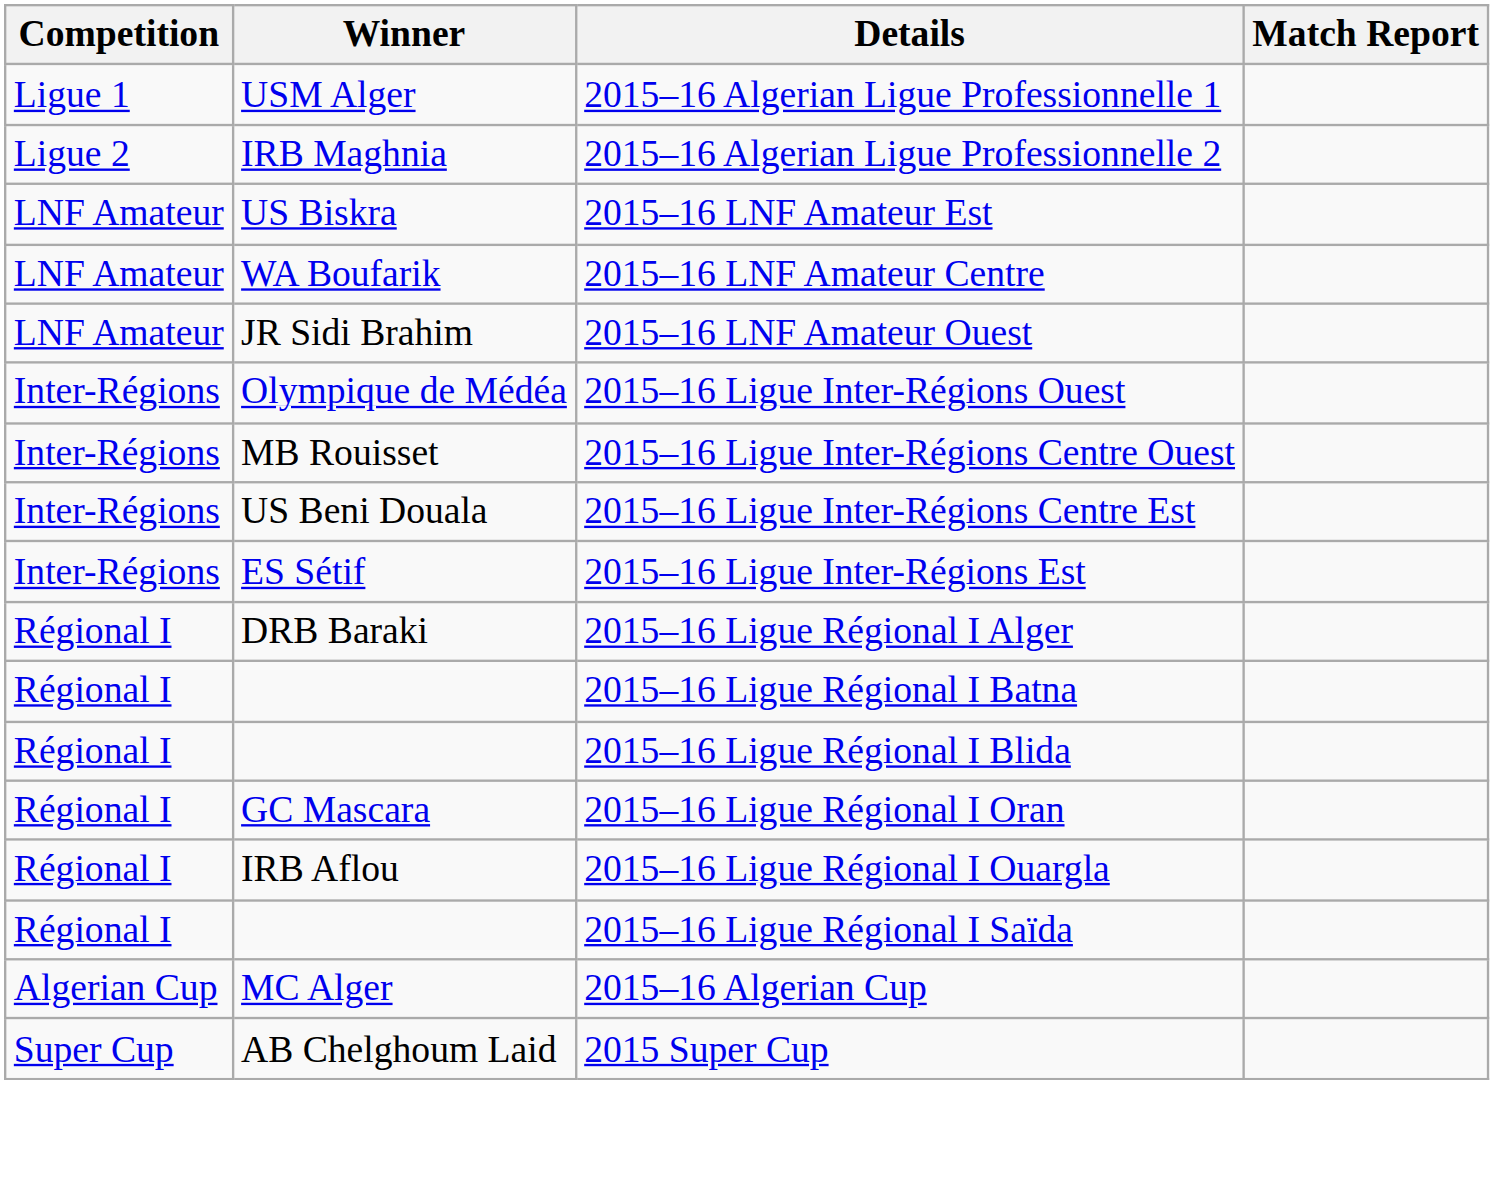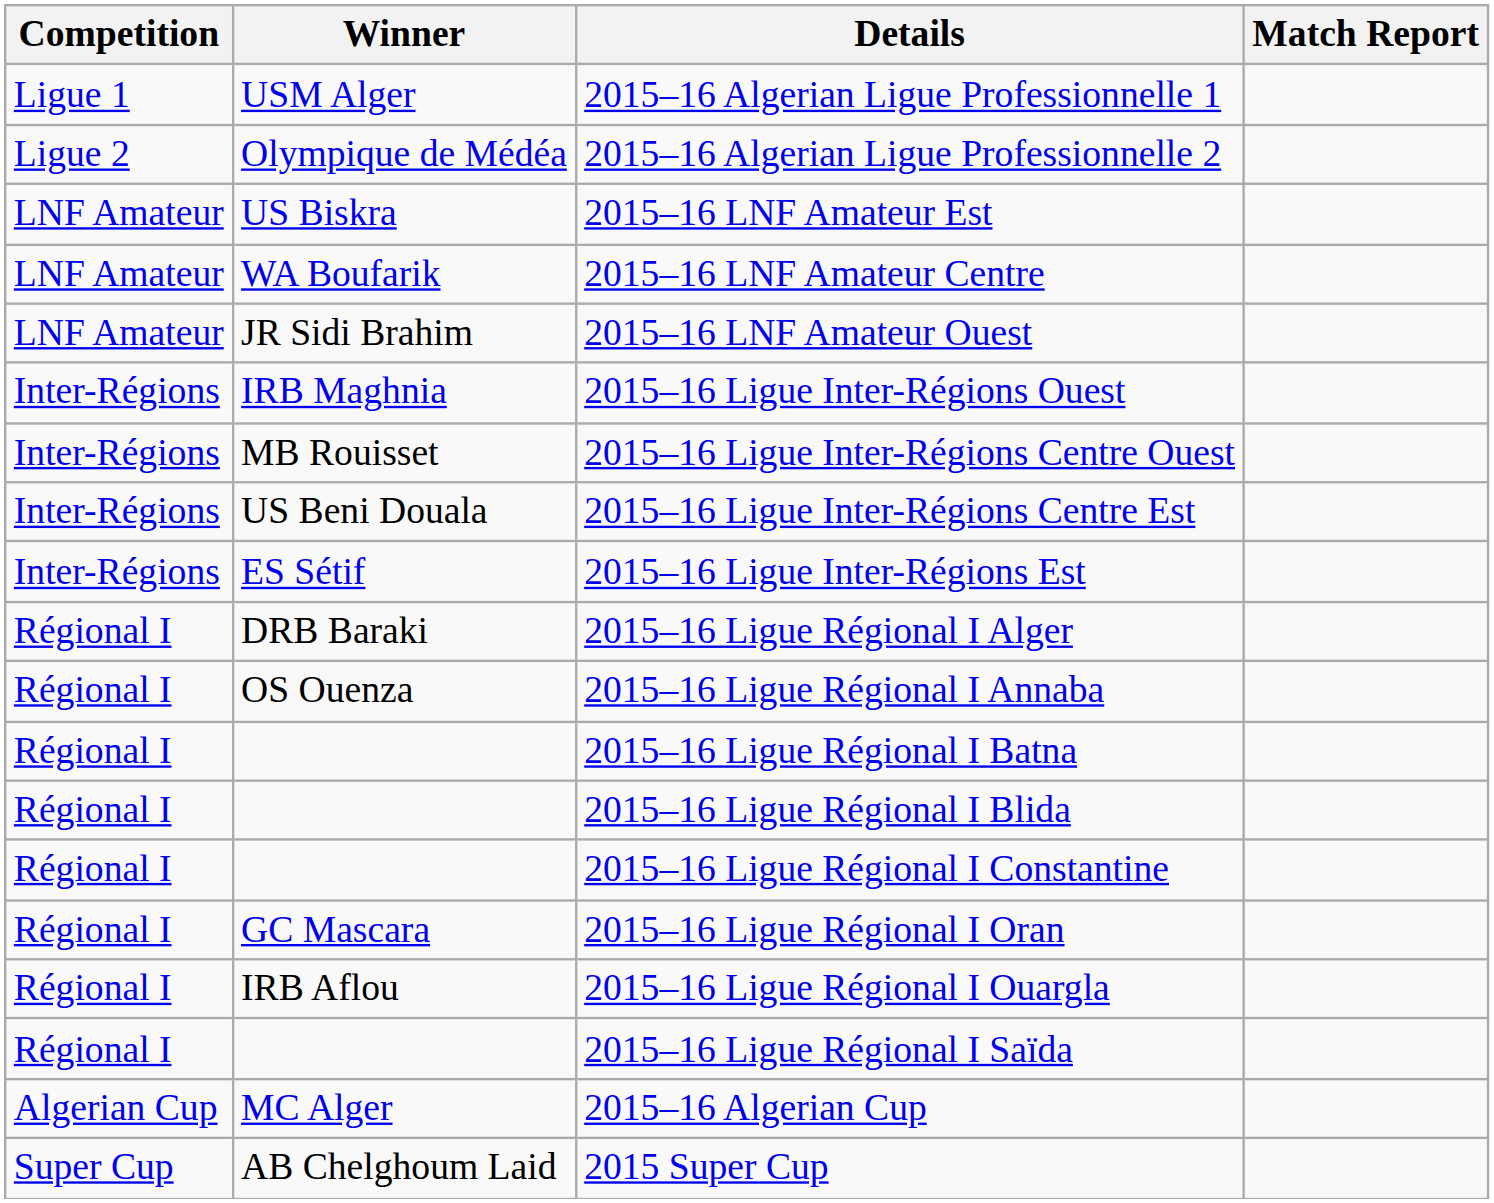(344, 153) IRB Maghnia -> (404, 153) Olympique de Médéa
(404, 392) Olympique de Médéa -> (344, 392) IRB Maghnia
+ row: (844, 690)
+ row: (877, 869)
